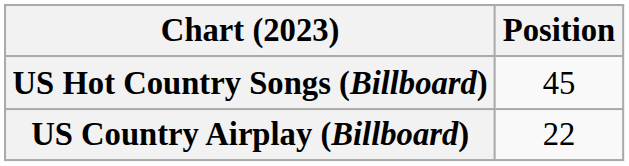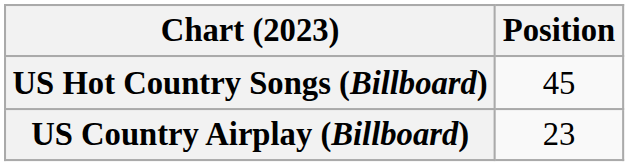(559, 133) 22 -> (559, 133) 23
